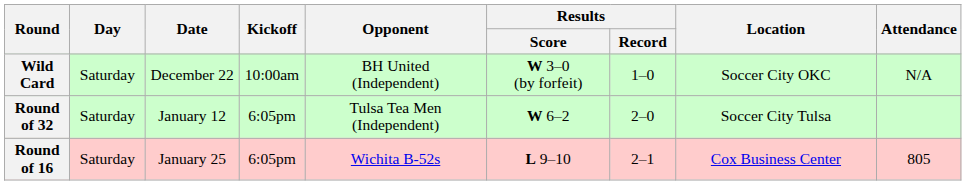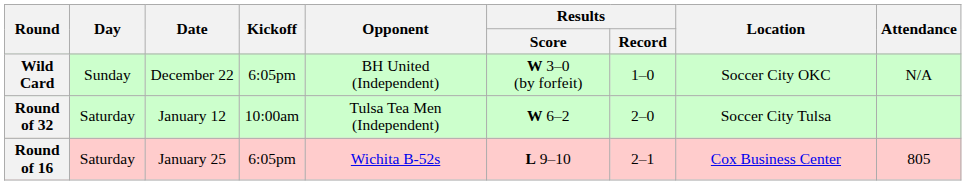(107, 74) Saturday -> (107, 74) Sunday
(272, 74) 10:00am -> (272, 74) 6:05pm
(272, 116) 6:05pm -> (272, 116) 10:00am
